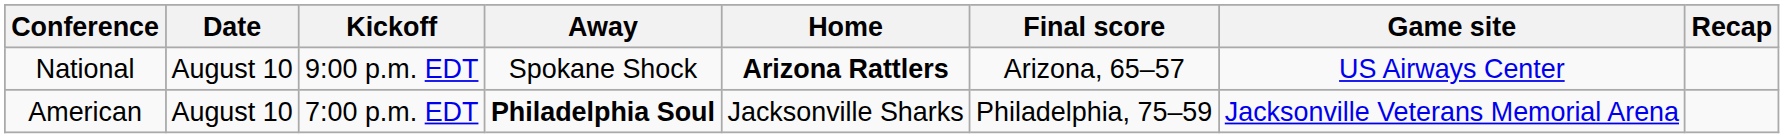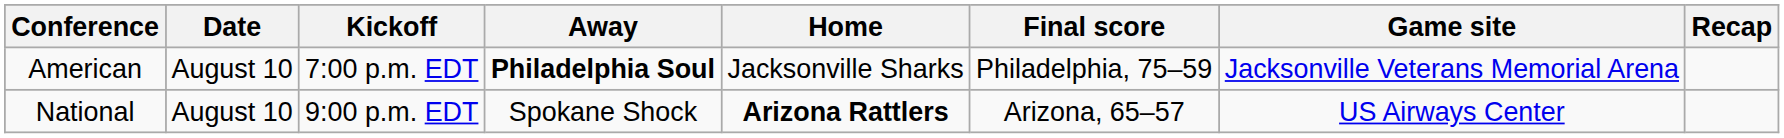rows swapped: (85, 112) <-> (85, 69)
